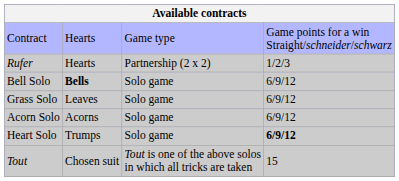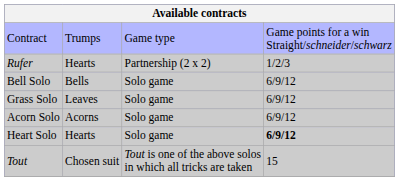(80, 38) Hearts -> (83, 38) Trumps
(77, 81) bold -> (77, 81) normal
(83, 136) Trumps -> (80, 136) Hearts
